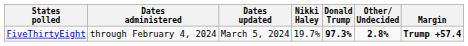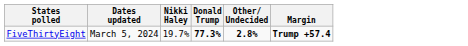- column: (153, 15)
(338, 33) 97.3% -> (207, 33) 77.3%
